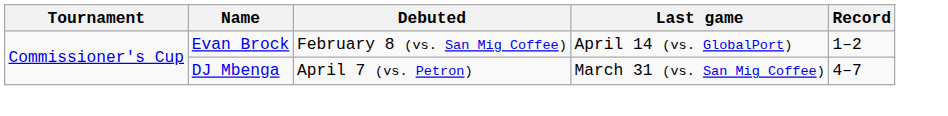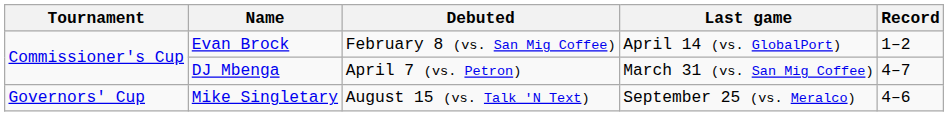+ row: (265, 97)
